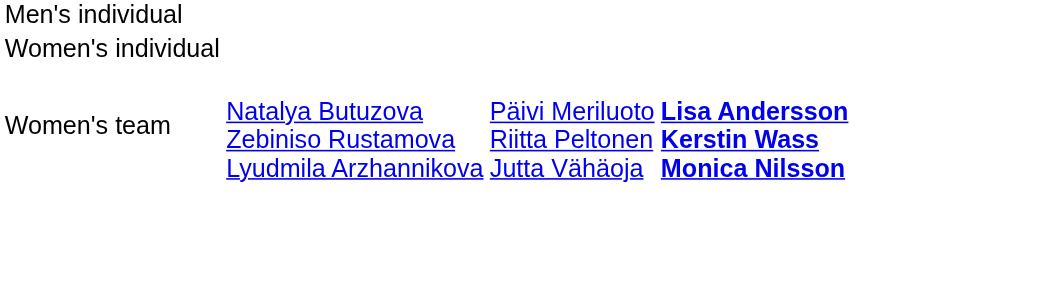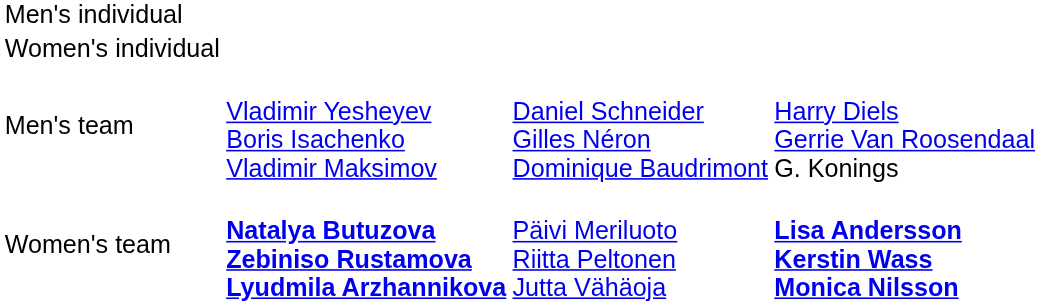+ row: (69, 126)
(355, 140) normal -> (366, 259) bold
